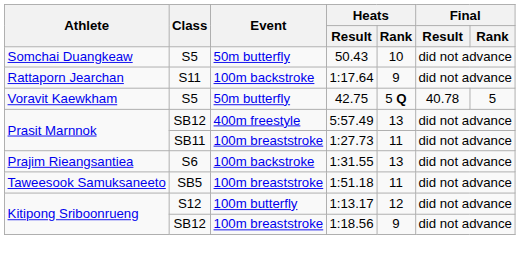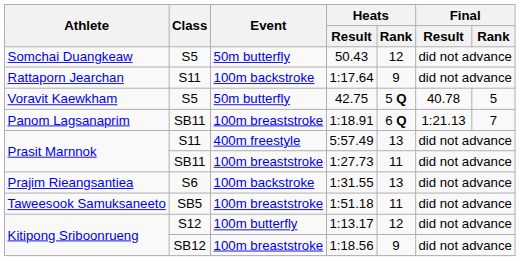(396, 57) 10 -> (396, 57) 12
+ row: (352, 120)
(190, 120) SB12 -> (190, 141) S11
